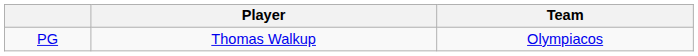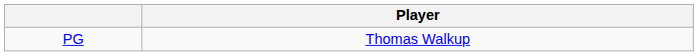- column: (565, 16)
